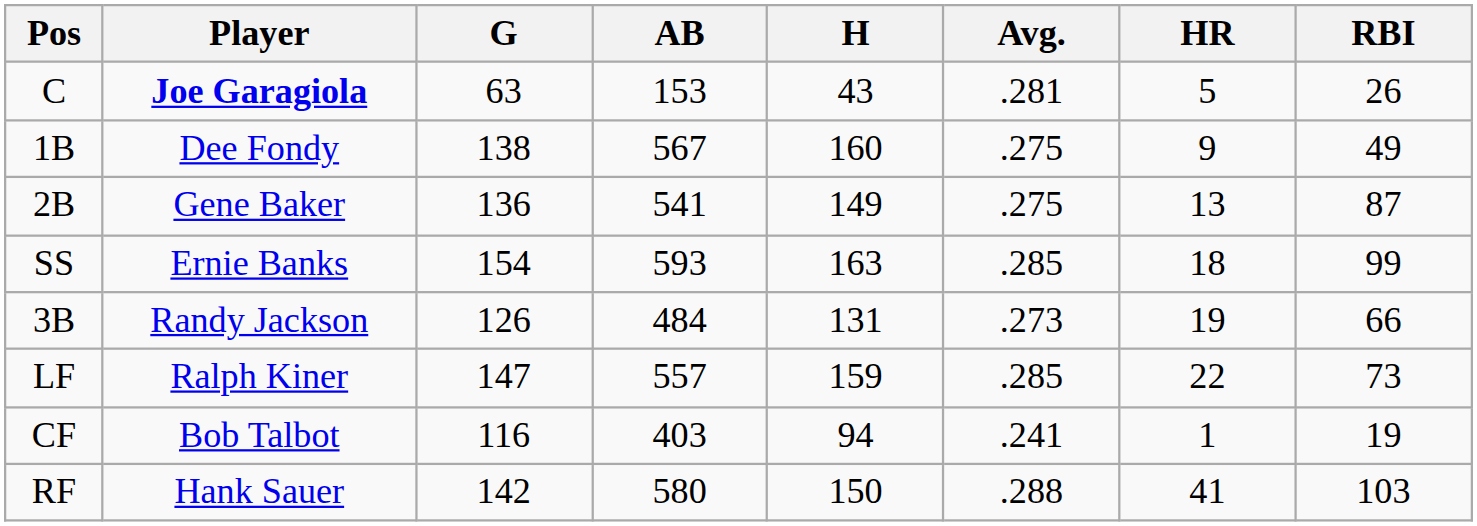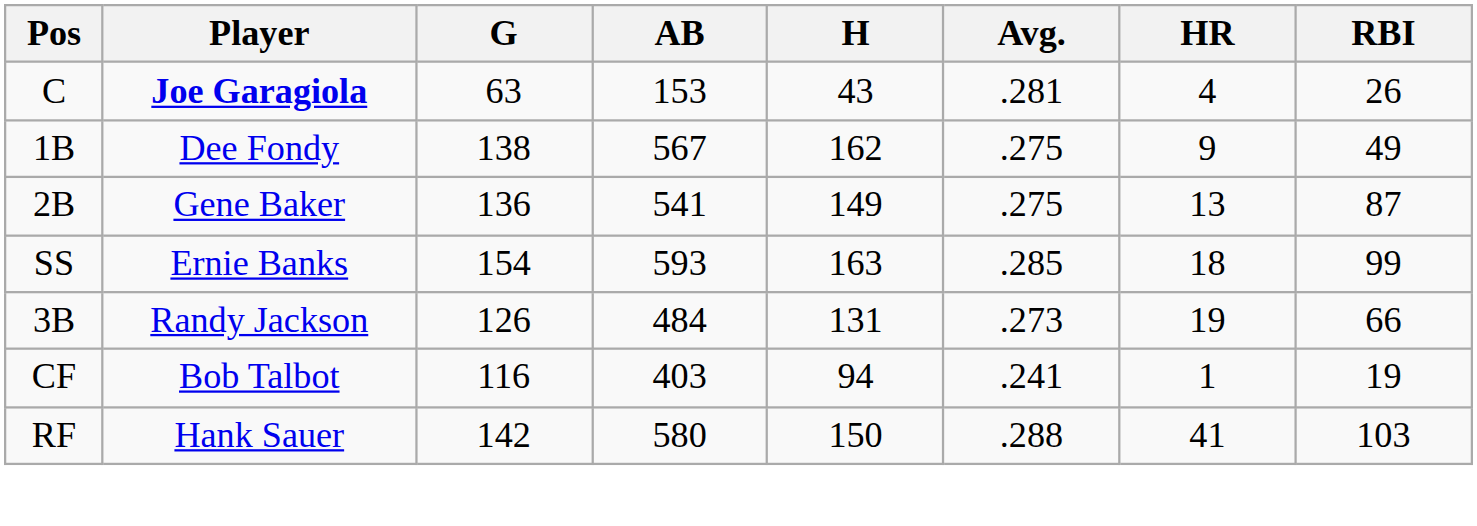(1207, 90) 5 -> (1207, 90) 4
(856, 147) 160 -> (856, 147) 162
- row: (54, 377)
